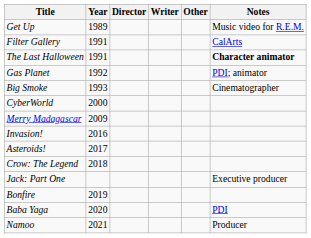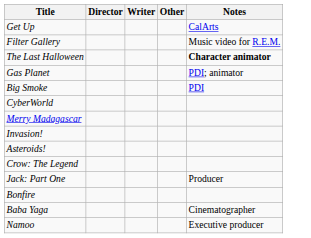- column: (98, 12)
(258, 27) Music video for R.E.M. -> (204, 27) CalArts
(227, 42) CalArts -> (234, 42) Music video for R.E.M.
(246, 88) Cinematographer -> (196, 88) PDI
(250, 179) Executive producer -> (206, 179) Producer
(220, 210) PDI -> (222, 210) Cinematographer
(230, 225) Producer -> (226, 225) Executive producer
